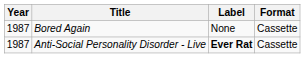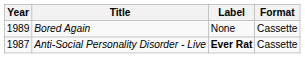(18, 28) 1987 -> (18, 28) 1989
